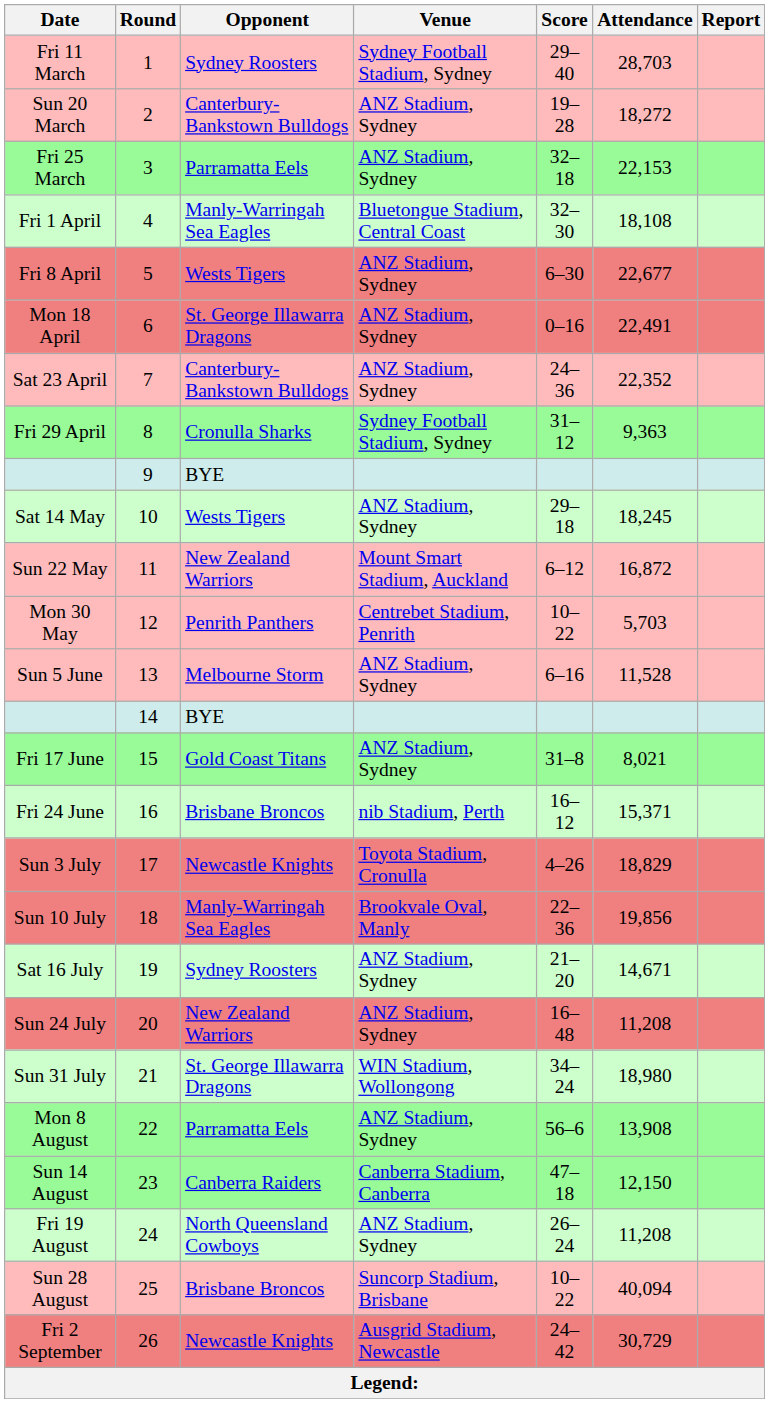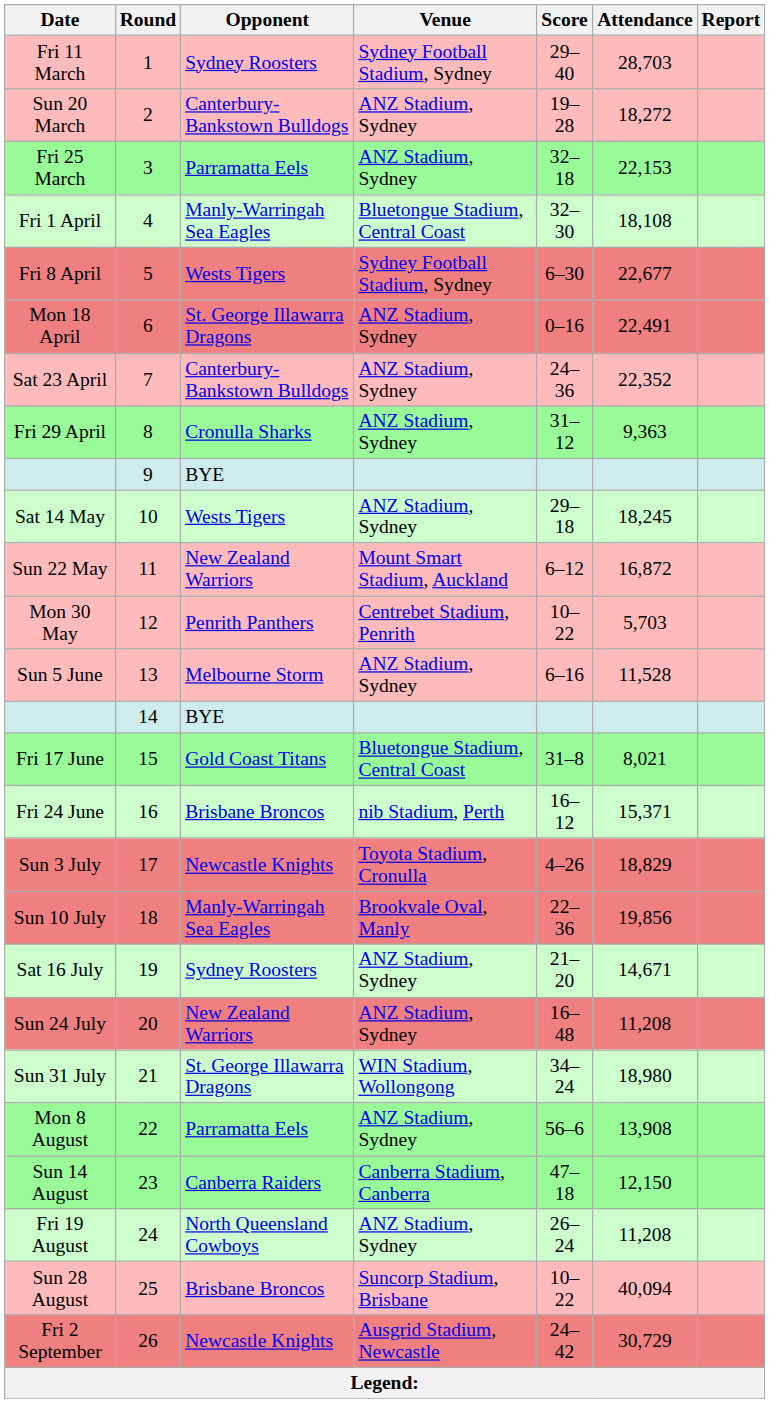(416, 273) ANZ Stadium, Sydney -> (425, 273) Sydney Football Stadium, Sydney
(425, 432) Sydney Football Stadium, Sydney -> (416, 432) ANZ Stadium, Sydney
(416, 758) ANZ Stadium, Sydney -> (441, 758) Bluetongue Stadium, Central Coast
